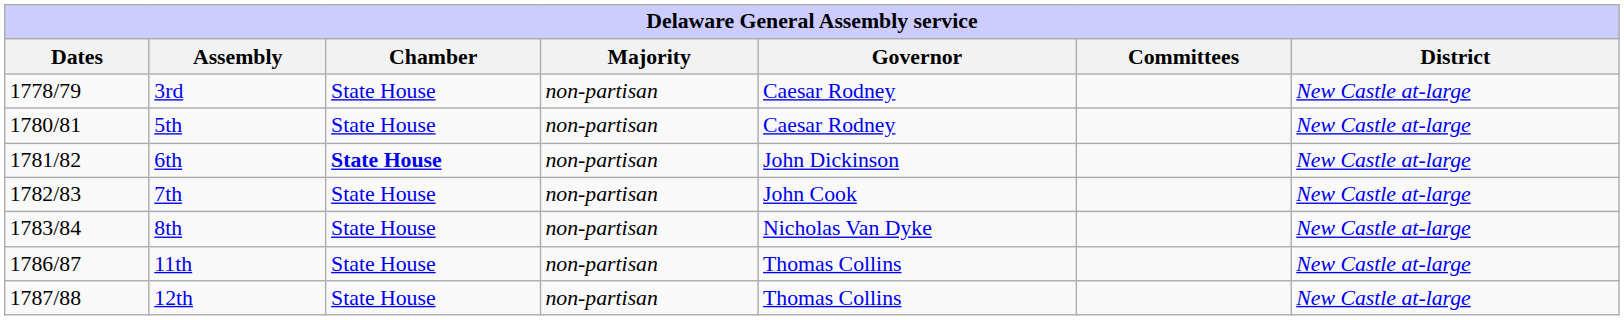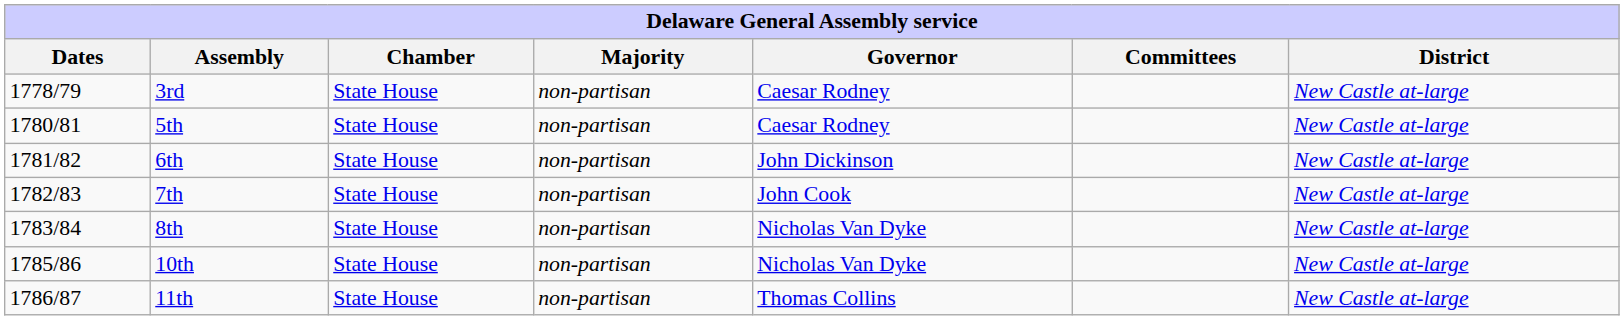(386, 159) bold -> (386, 159) normal
+ row: (175, 263)
- row: (174, 297)
